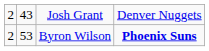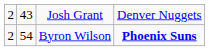(26, 35) 53 -> (26, 35) 54
